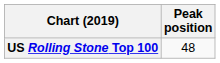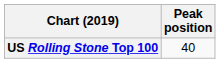(188, 48) 48 -> (188, 48) 40
